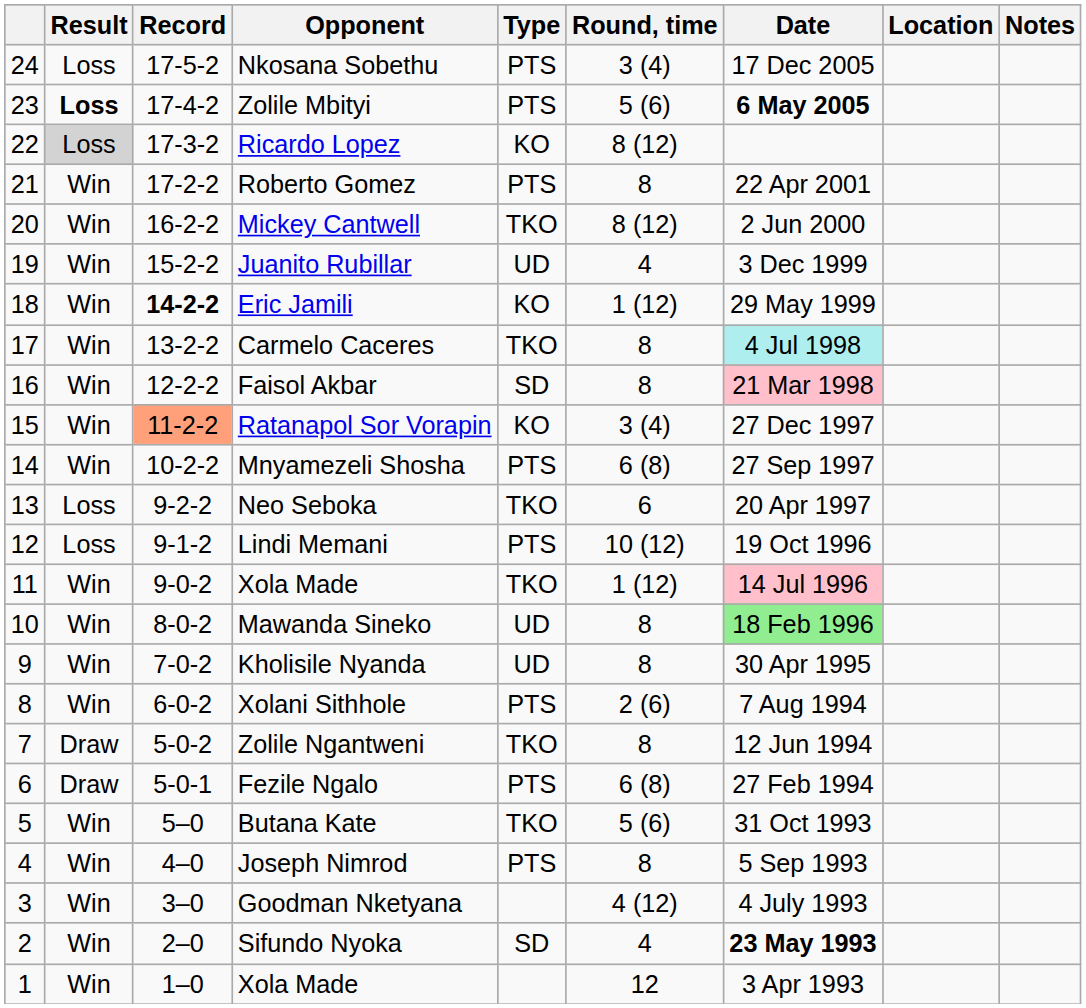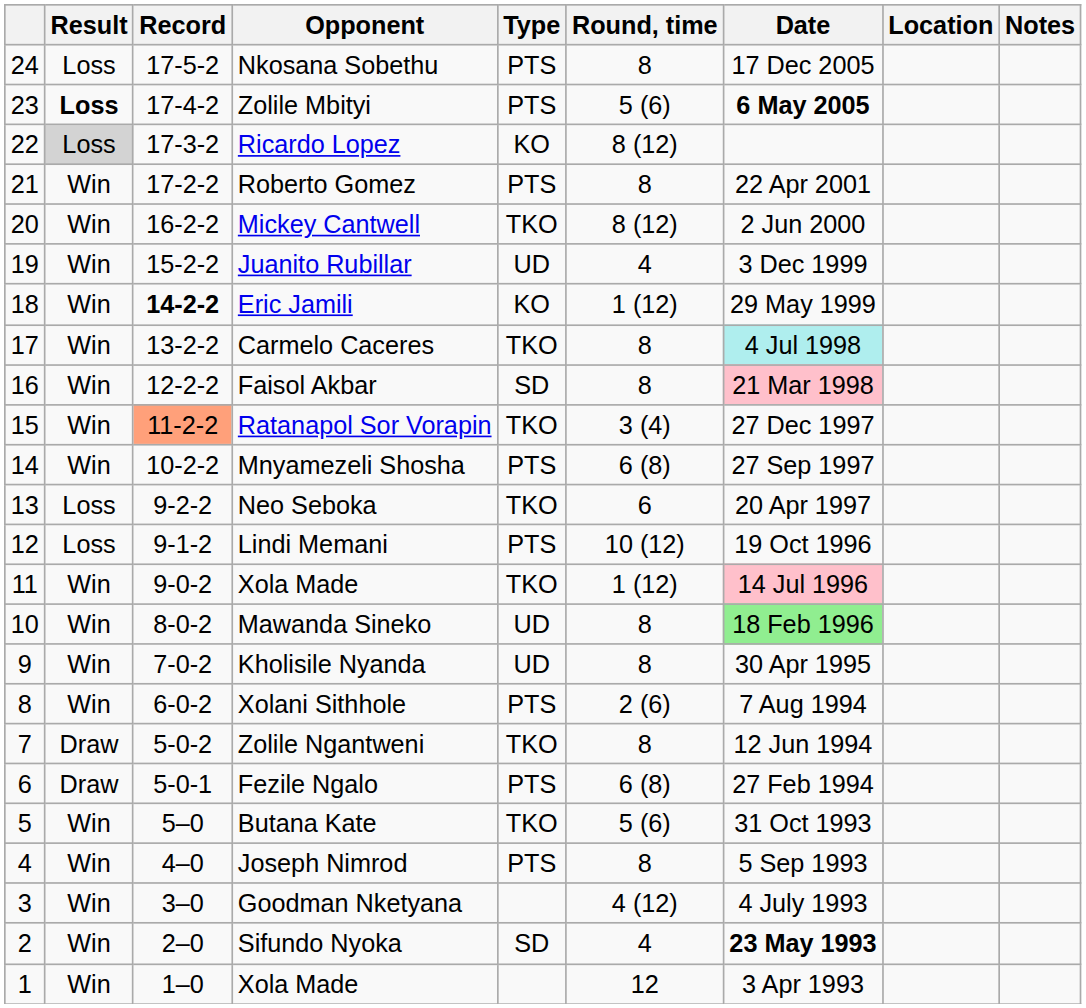(645, 65) 3 (4) -> (645, 65) 8
(532, 424) KO -> (532, 424) TKO
